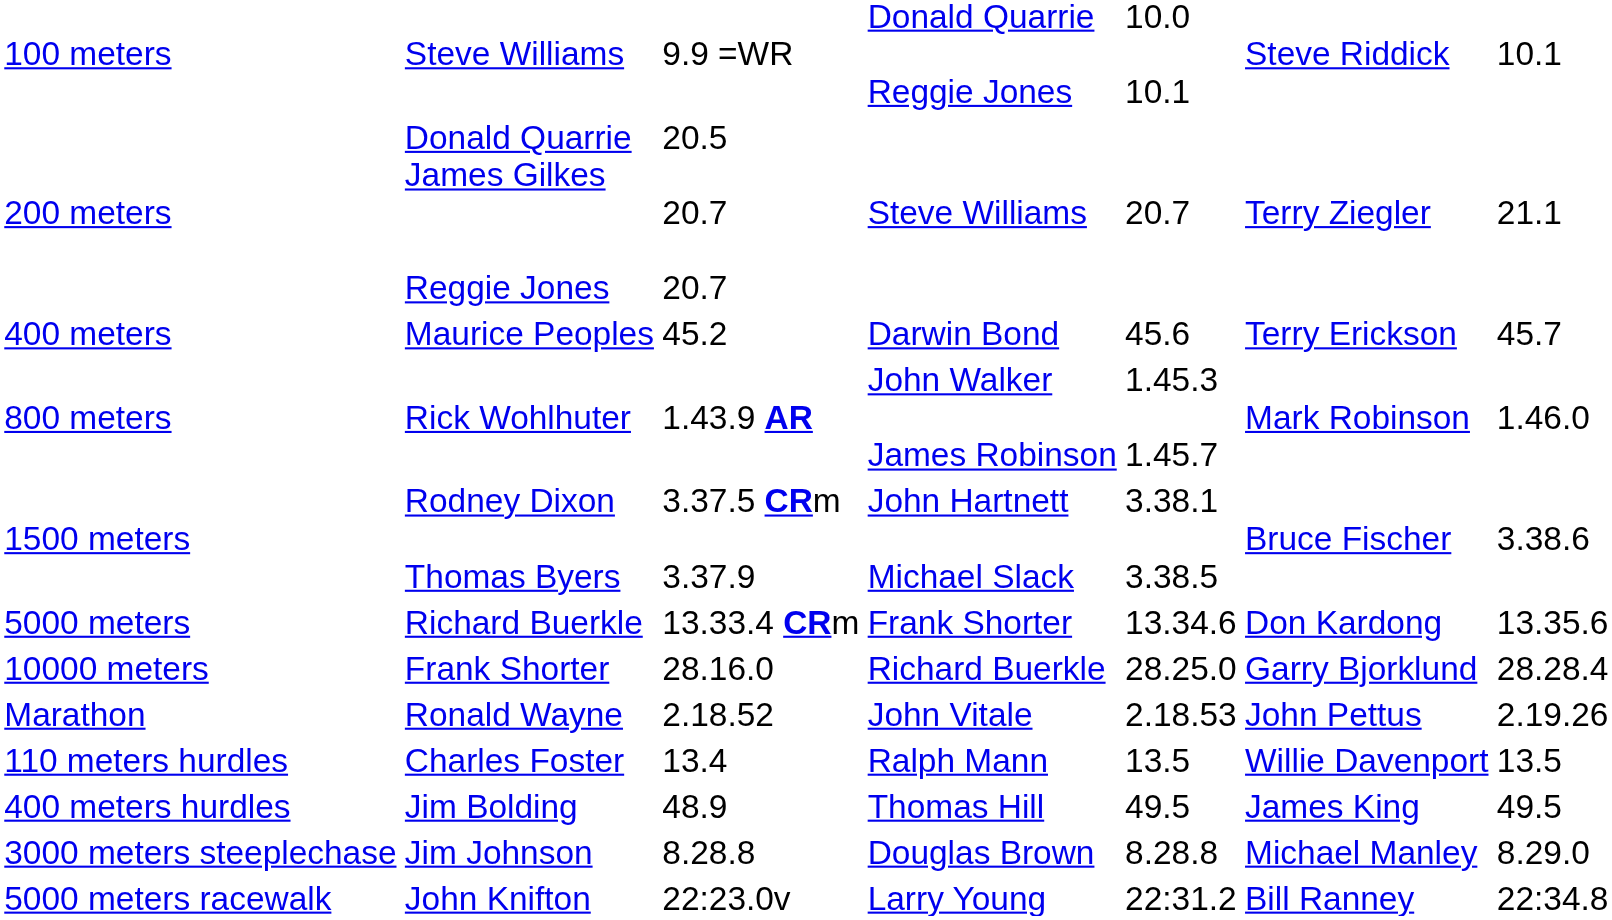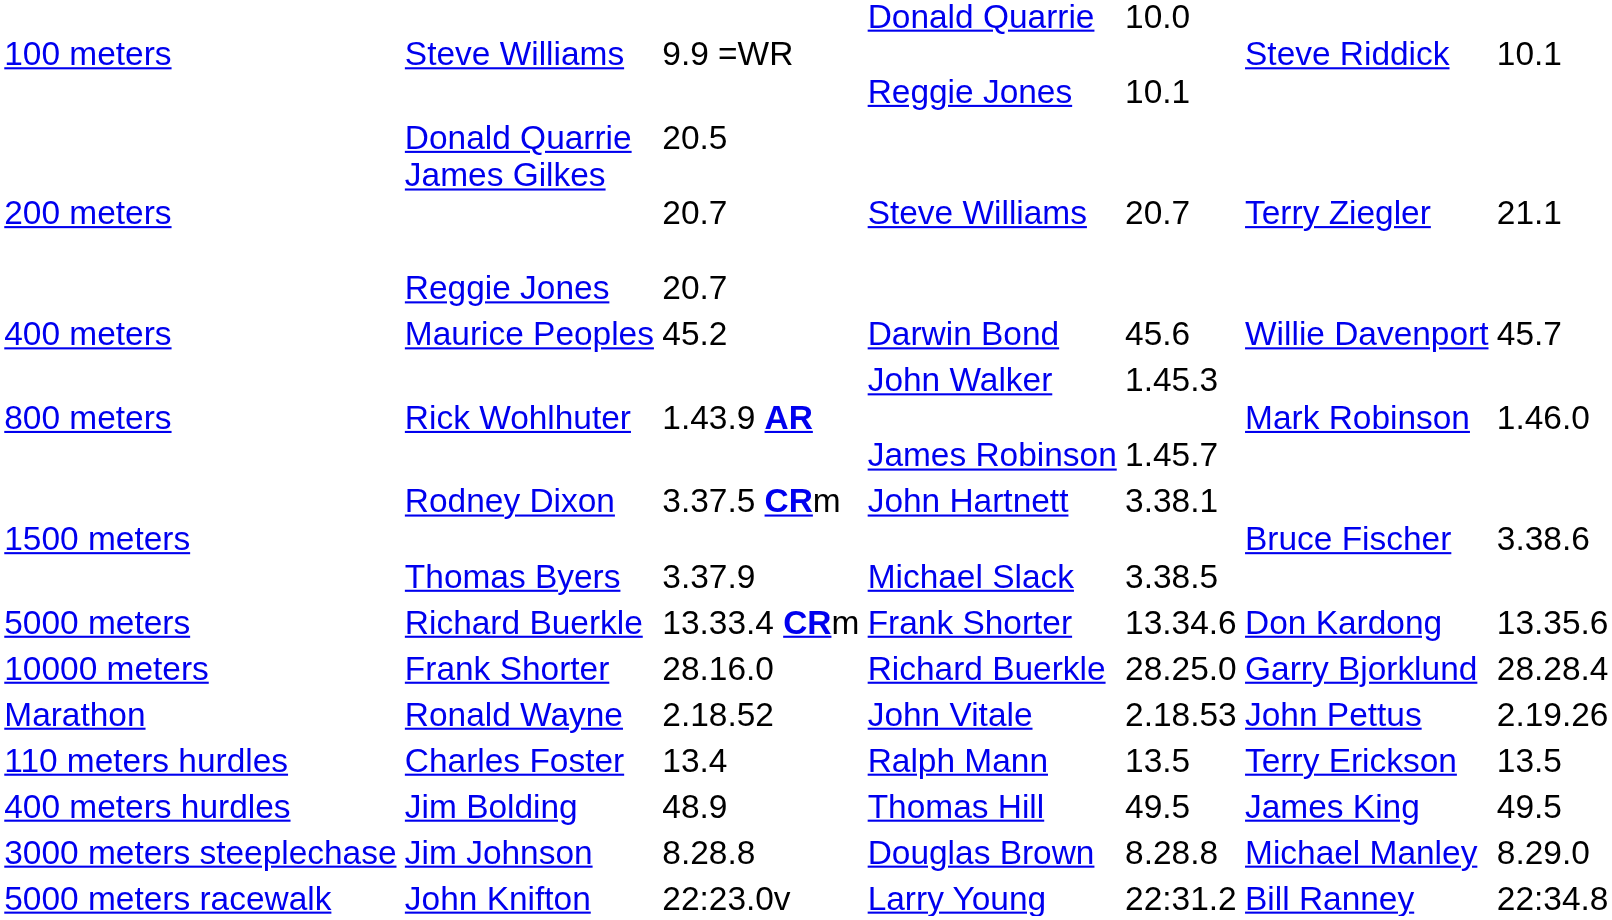(1351, 334) Terry Erickson -> (1367, 334) Willie Davenport
(1367, 760) Willie Davenport -> (1351, 760) Terry Erickson
